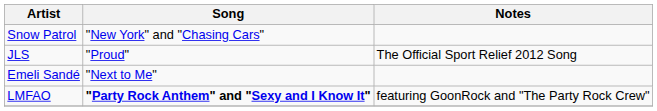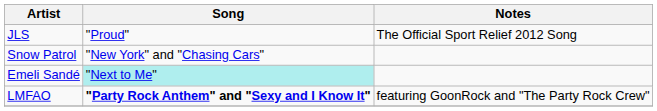rows swapped: (18, 55) <-> (42, 34)
(121, 75) no background -> (121, 75) paleturquoise background
